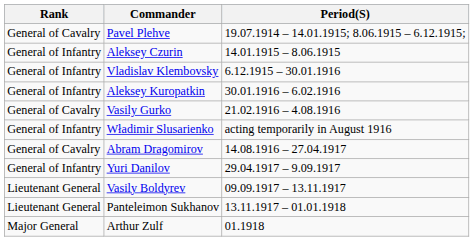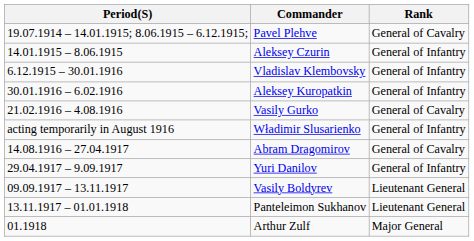columns swapped: (54, 14) <-> (345, 14)
